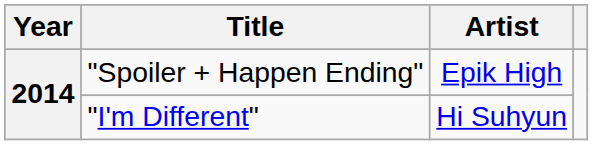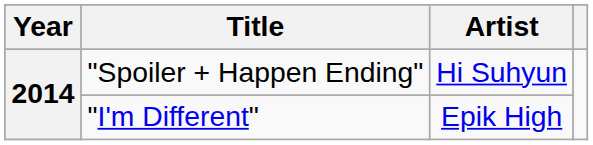(502, 71) Epik High -> (502, 71) Hi Suhyun
(502, 116) Hi Suhyun -> (502, 116) Epik High
